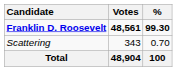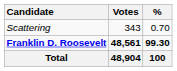rows swapped: (56, 27) <-> (29, 43)
